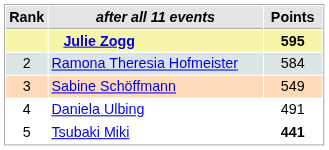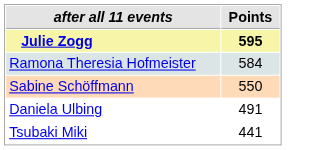- column: (27, 17)
(293, 87) 549 -> (250, 87) 550
(293, 132) bold -> (250, 132) normal
